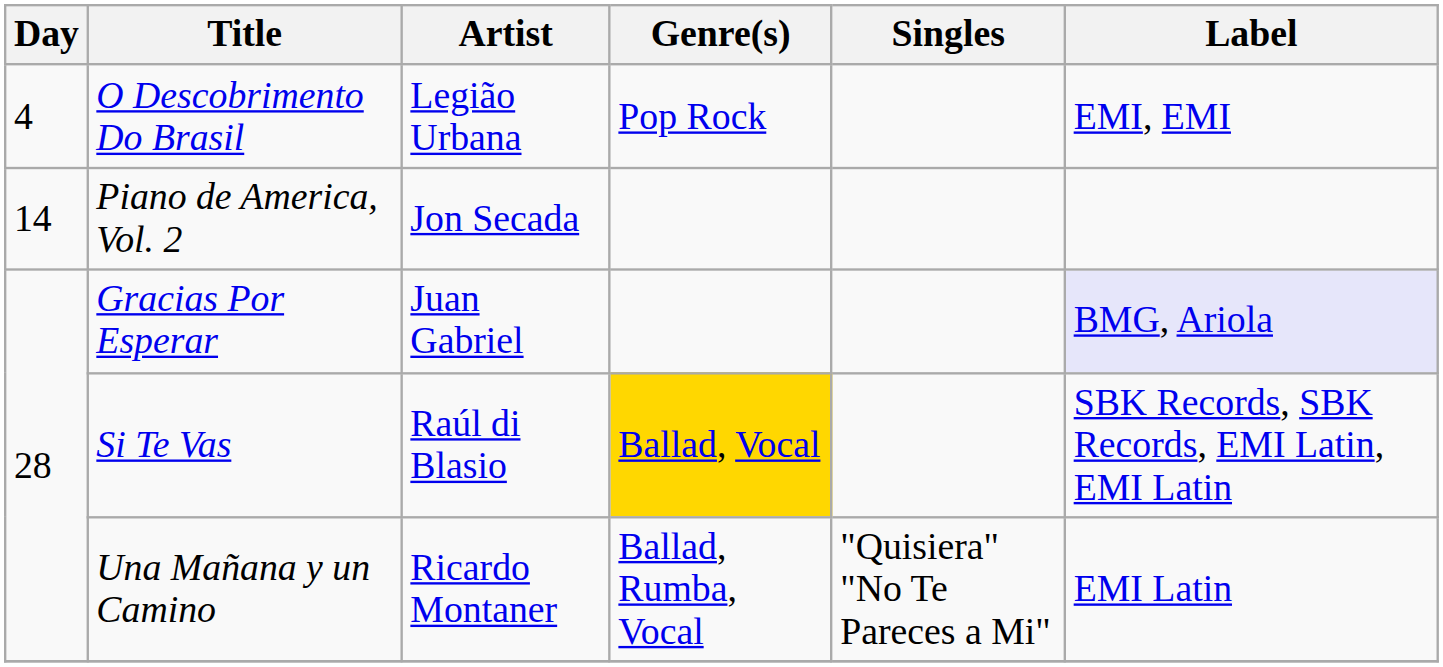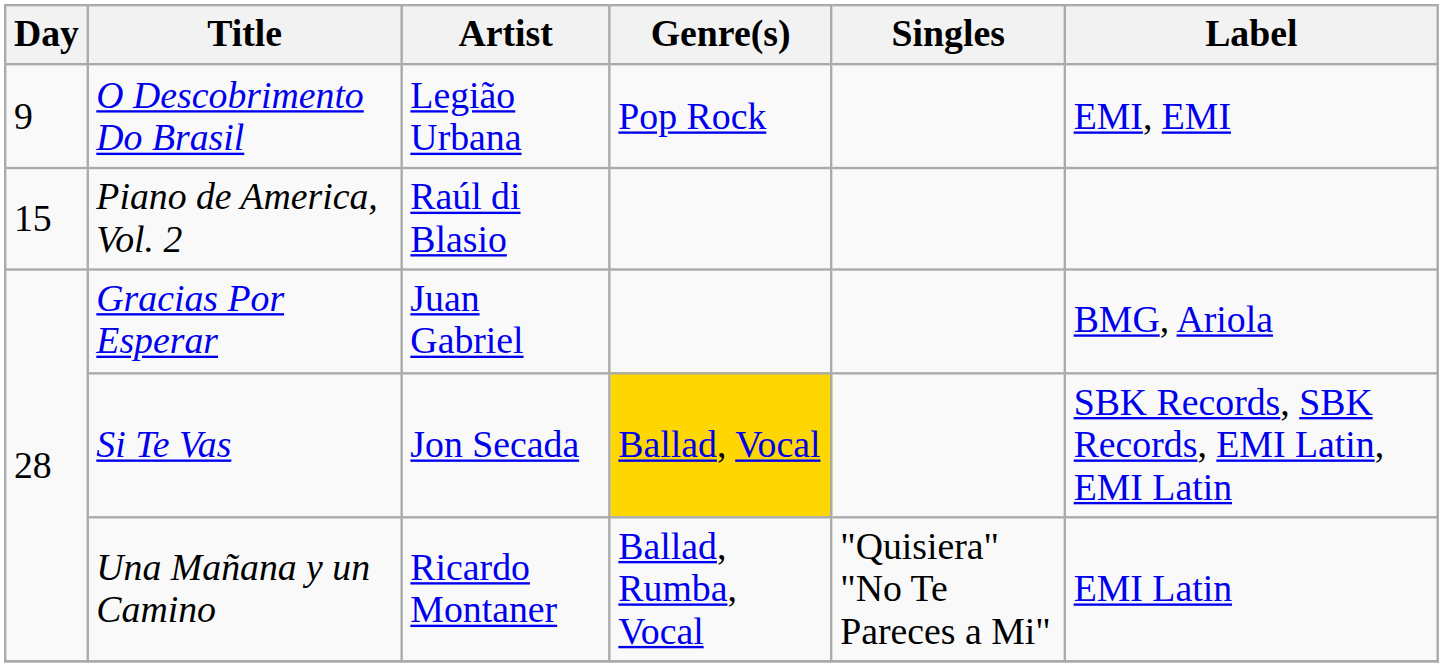(23, 115) 4 -> (23, 115) 9
(33, 217) 14 -> (33, 217) 15
(495, 217) Jon Secada -> (465, 217) Raúl di Blasio
(1173, 320) lavender background -> (1173, 320) no background
(465, 443) Raúl di Blasio -> (495, 443) Jon Secada
